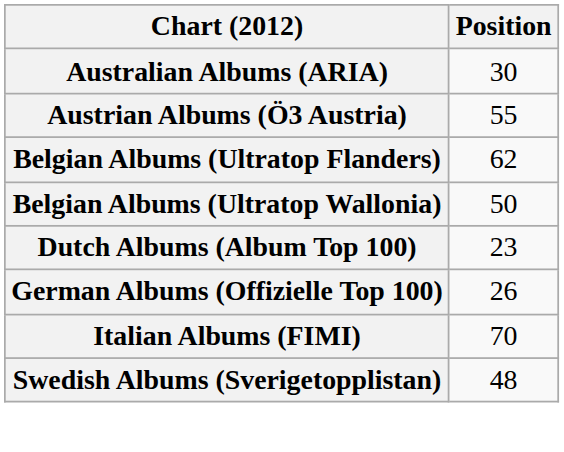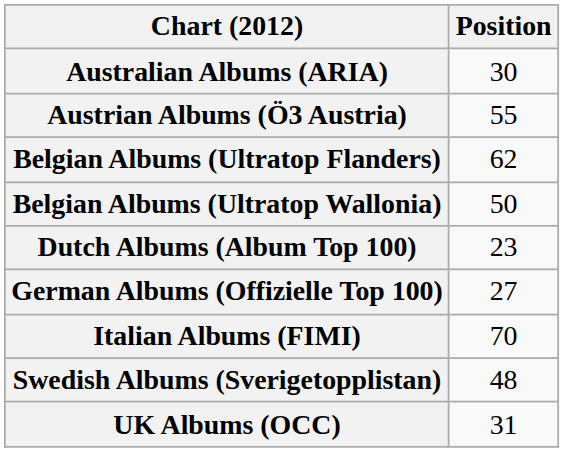(504, 291) 26 -> (504, 291) 27
+ row: (227, 423)
